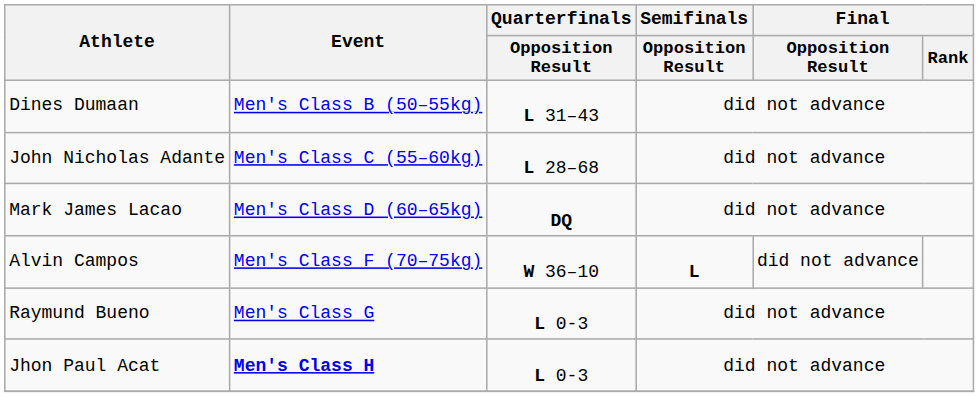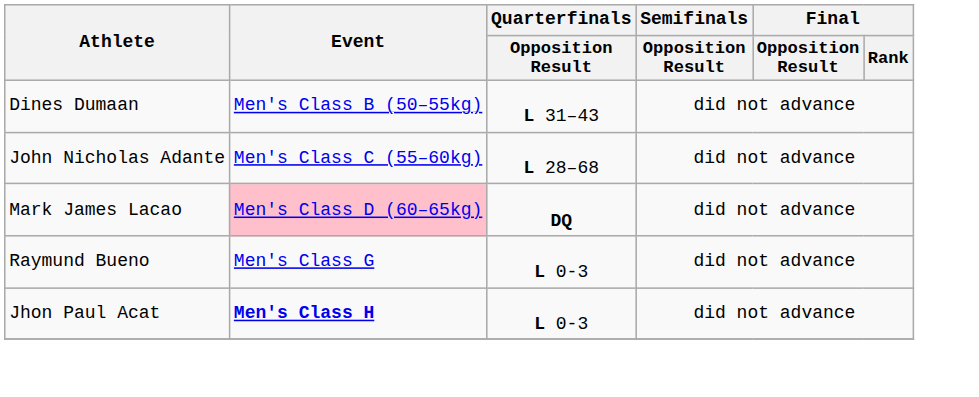(358, 210) no background -> (358, 210) pink background
- row: (74, 261)
